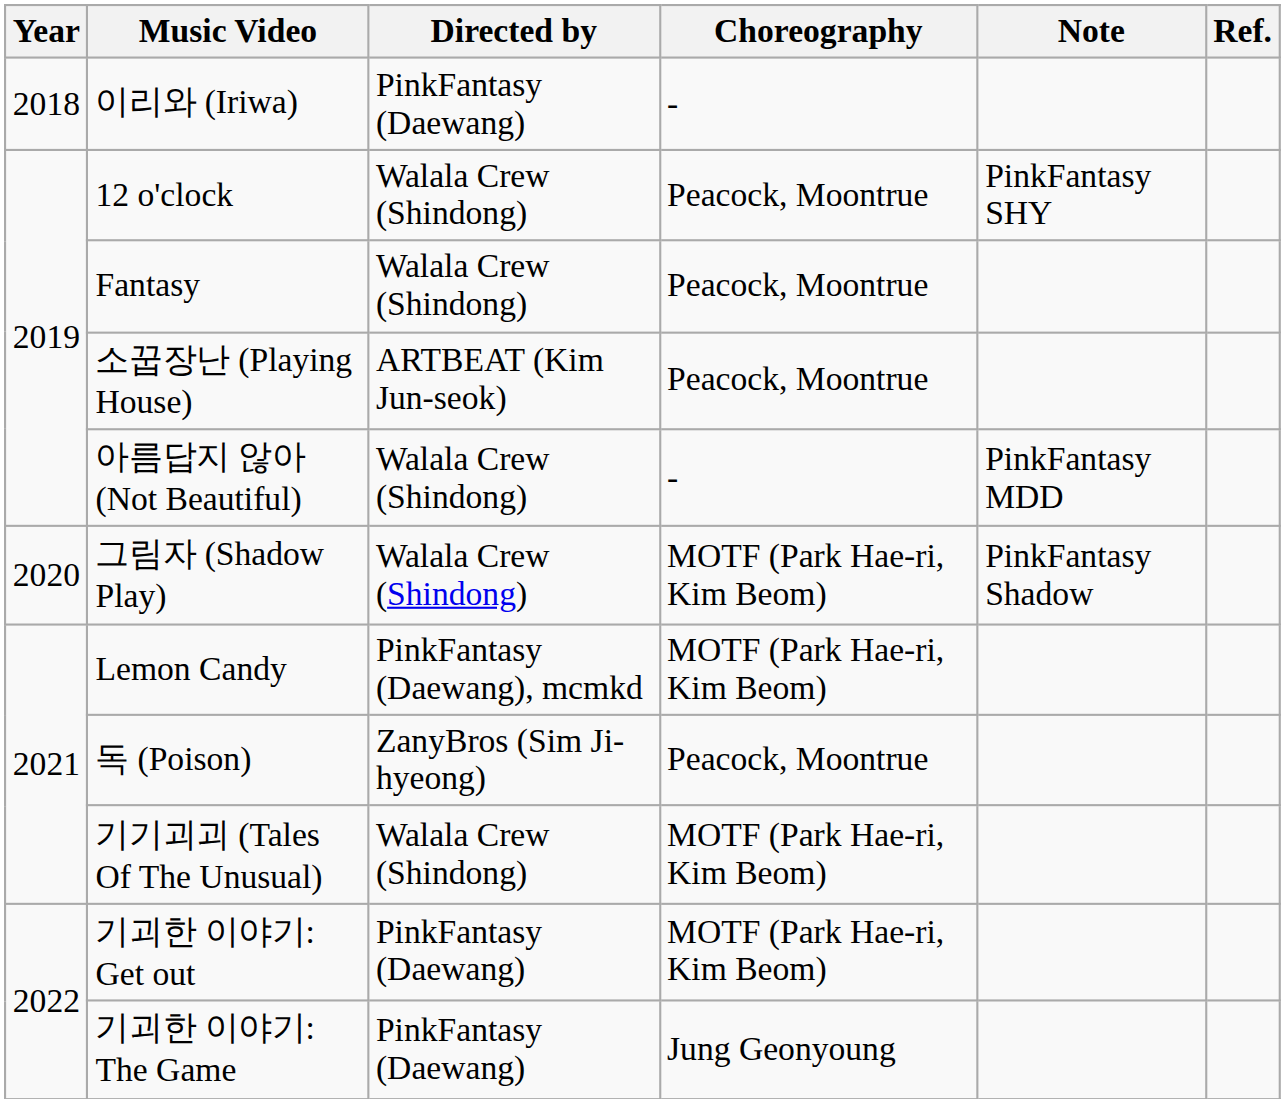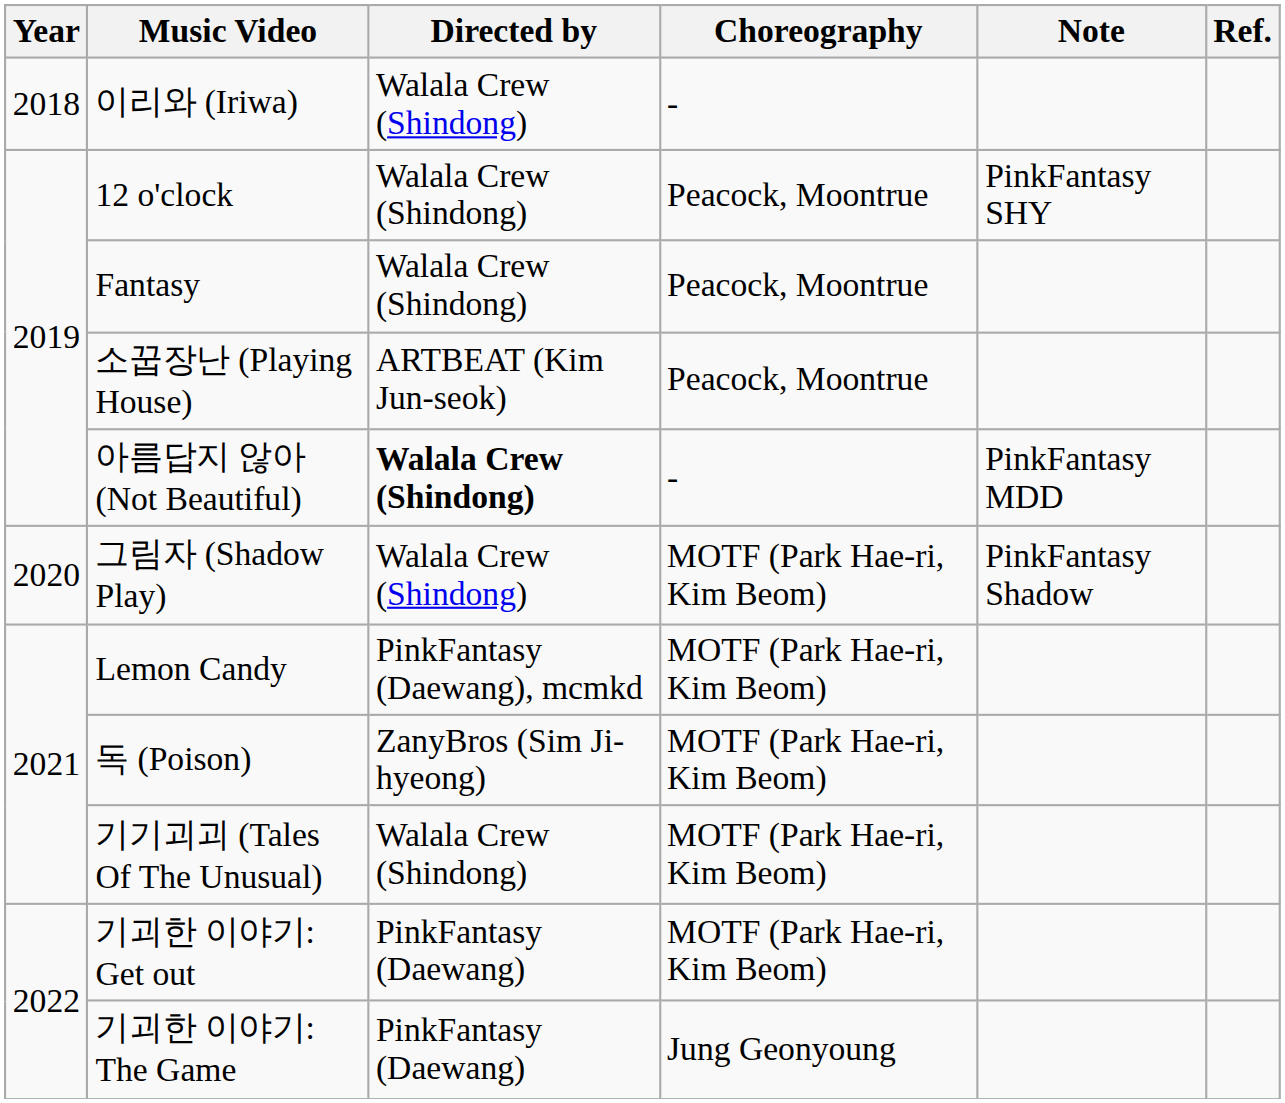(459, 103) PinkFantasy (Daewang) -> (463, 103) Walala Crew (Shindong)
(463, 477) normal -> (469, 477) bold
(798, 759) Peacock, Moontrue -> (806, 759) MOTF (Park Hae-ri, Kim Beom)
